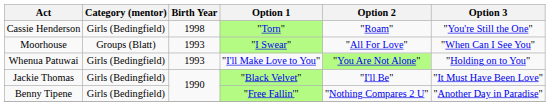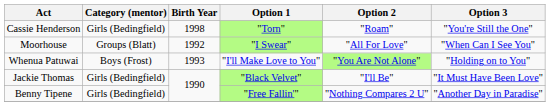(194, 45) 1993 -> (194, 45) 1992
(126, 61) Girls (Bedingfield) -> (126, 61) Boys (Frost)
